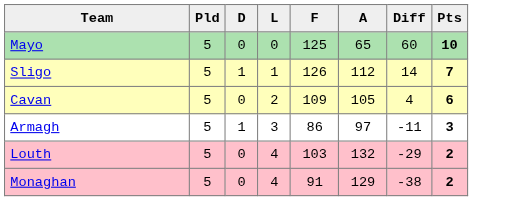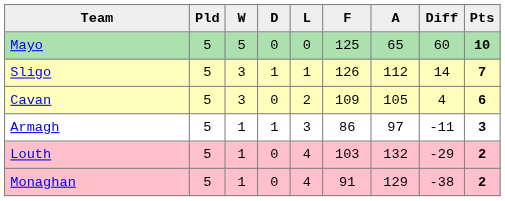+ column: (242, 18)
